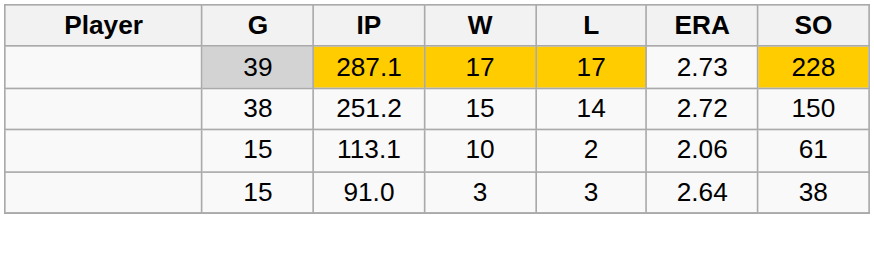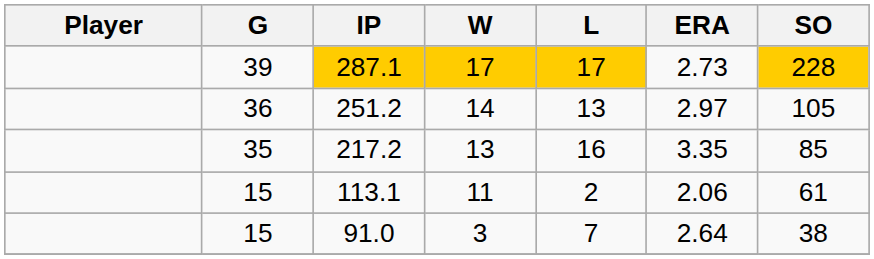(258, 66) lightgrey background -> (258, 66) no background
(258, 108) 38 -> (258, 108) 36
(480, 108) 15 -> (480, 108) 14
(591, 108) 14 -> (591, 108) 13
(702, 108) 2.72 -> (702, 108) 2.97
(813, 108) 150 -> (813, 108) 105
+ row: (369, 150)
(480, 150) 10 -> (480, 191) 11
(591, 191) 3 -> (591, 233) 7
